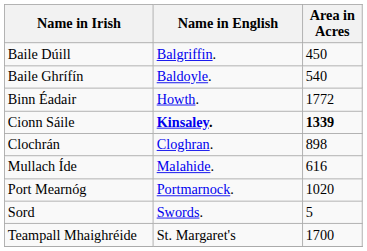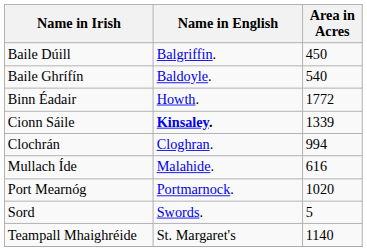(320, 122) bold -> (320, 122) normal
(316, 144) 898 -> (316, 144) 994
(320, 235) 1700 -> (320, 235) 1140
